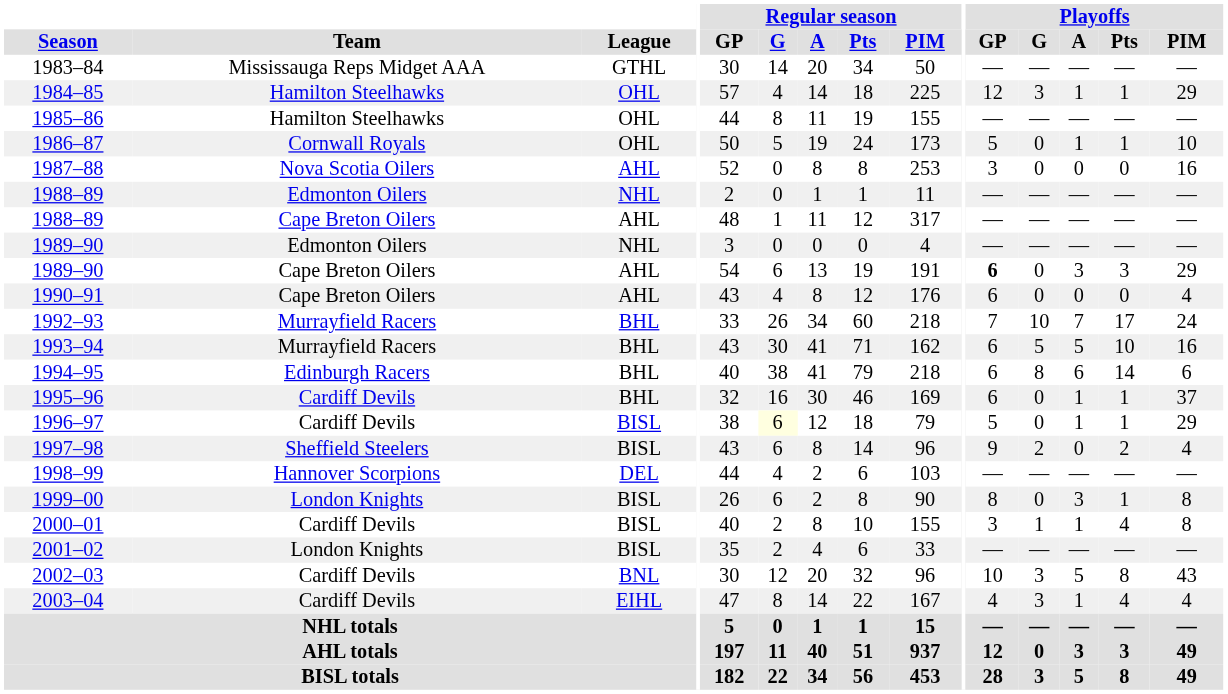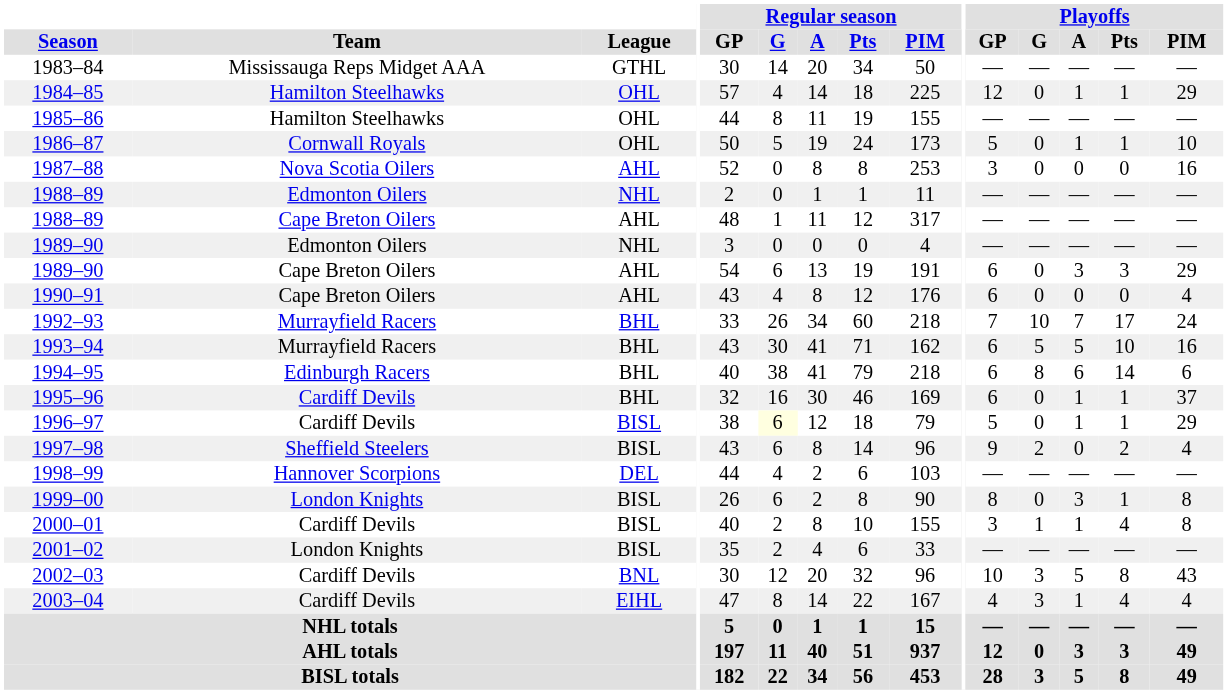(1039, 92) 3 -> (1039, 92) 0
(993, 270) bold -> (993, 270) normal
